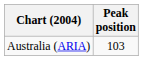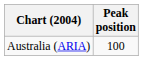(116, 45) 103 -> (116, 45) 100
